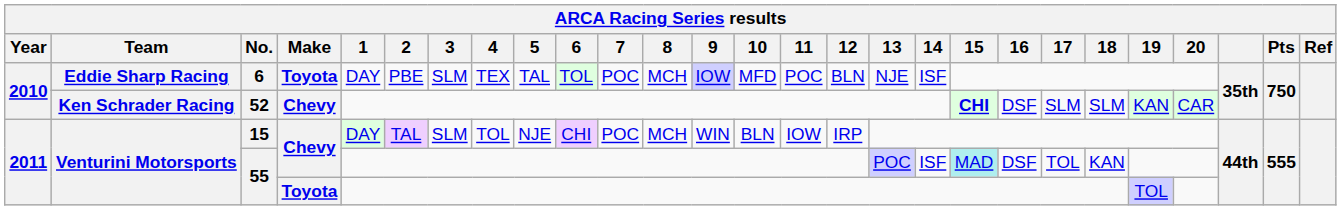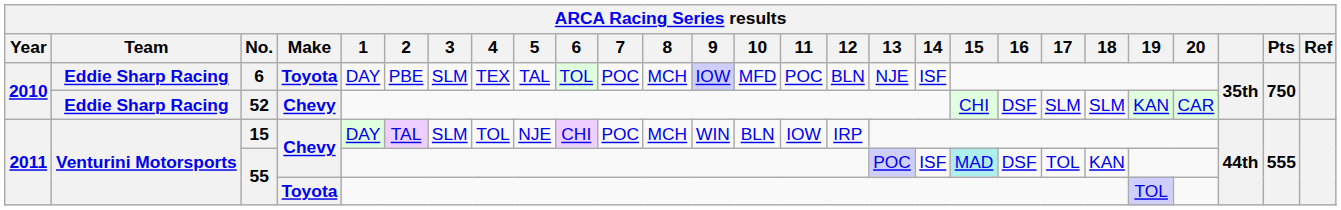(146, 105) Ken Schrader Racing -> (146, 105) Eddie Sharp Racing
(974, 105) bold -> (974, 105) normal
